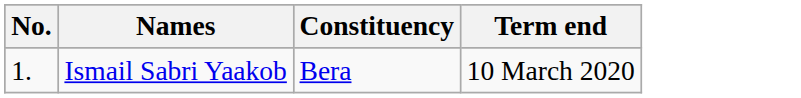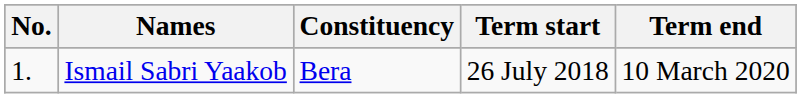+ column: (538, 26)
